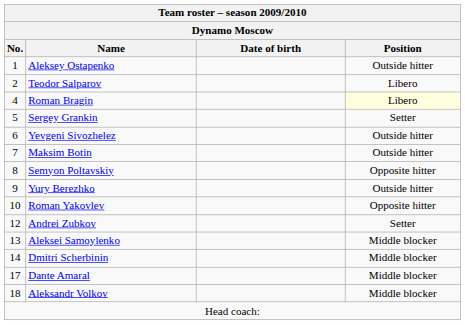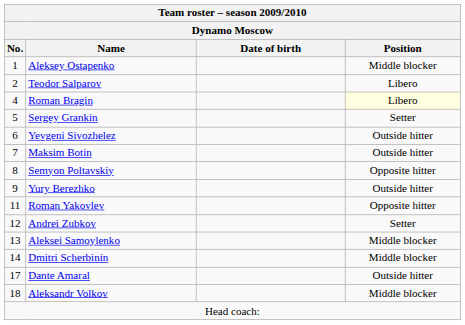(403, 65) Outside hitter -> (403, 65) Middle blocker
(15, 205) 10 -> (15, 205) 11
(403, 275) Middle blocker -> (403, 275) Outside hitter
